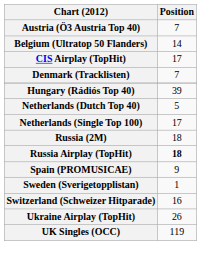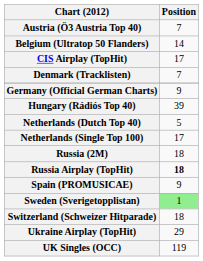+ row: (82, 91)
(177, 185) no background -> (179, 201) lightgreen background
(177, 201) 16 -> (179, 216) 18
(177, 216) 26 -> (179, 232) 29
